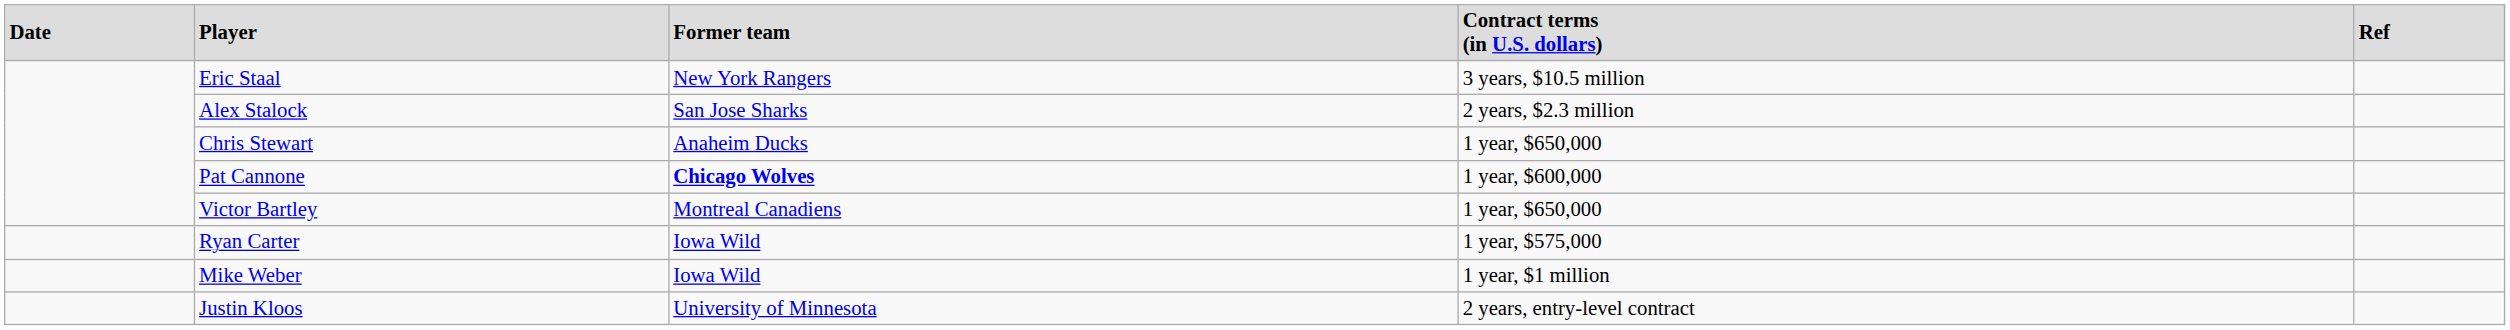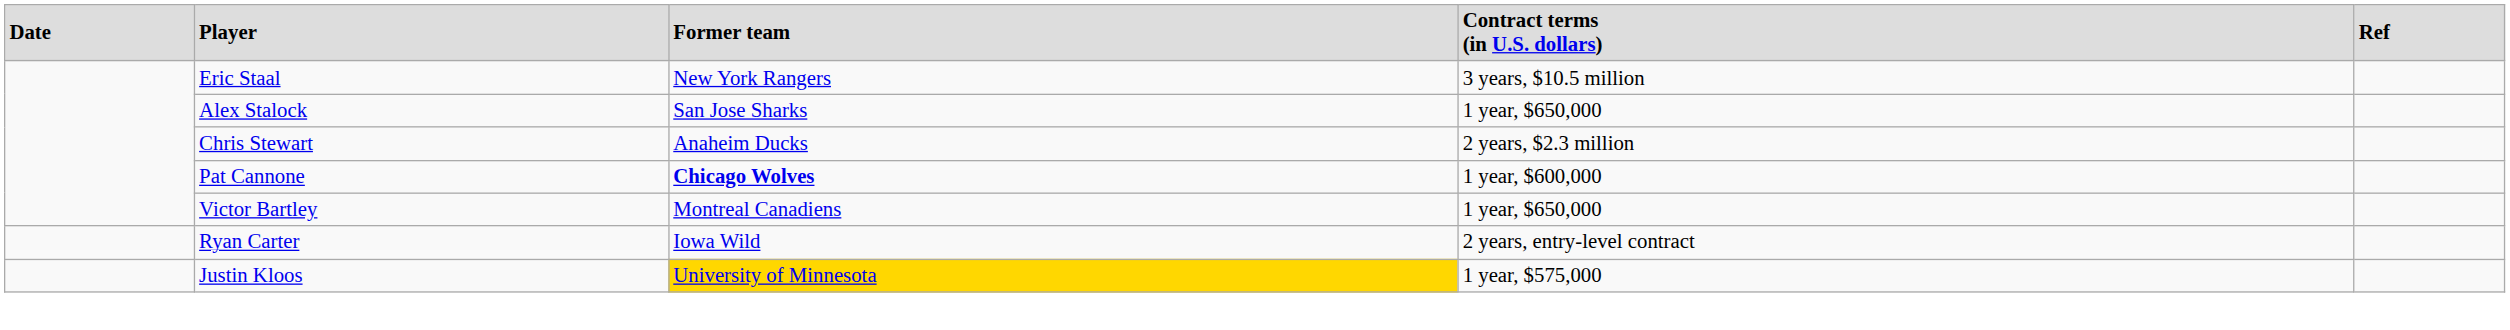(1548, 110) 2 years, $2.3 million -> (1532, 110) 1 year, $650,000
(1532, 143) 1 year, $650,000 -> (1548, 143) 2 years, $2.3 million
(1532, 242) 1 year, $575,000 -> (1579, 242) 2 years, entry-level contract
- row: (250, 275)
(775, 308) no background -> (775, 275) gold background
(1579, 308) 2 years, entry-level contract -> (1532, 275) 1 year, $575,000
